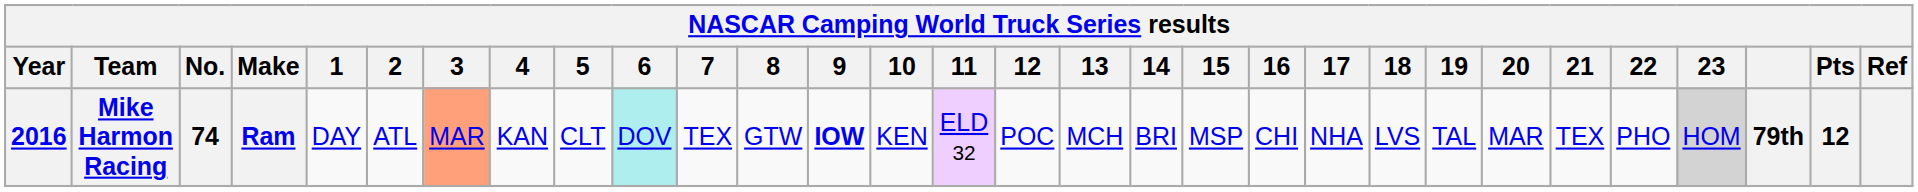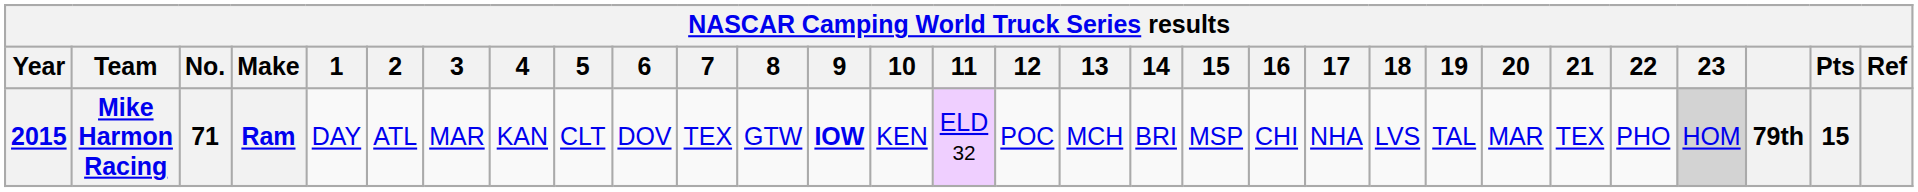(39, 137) 2016 -> (39, 137) 2015
(205, 137) 74 -> (205, 137) 71
(457, 137) lightsalmon background -> (457, 137) no background
(644, 137) paleturquoise background -> (644, 137) no background
(1835, 137) 12 -> (1835, 137) 15
